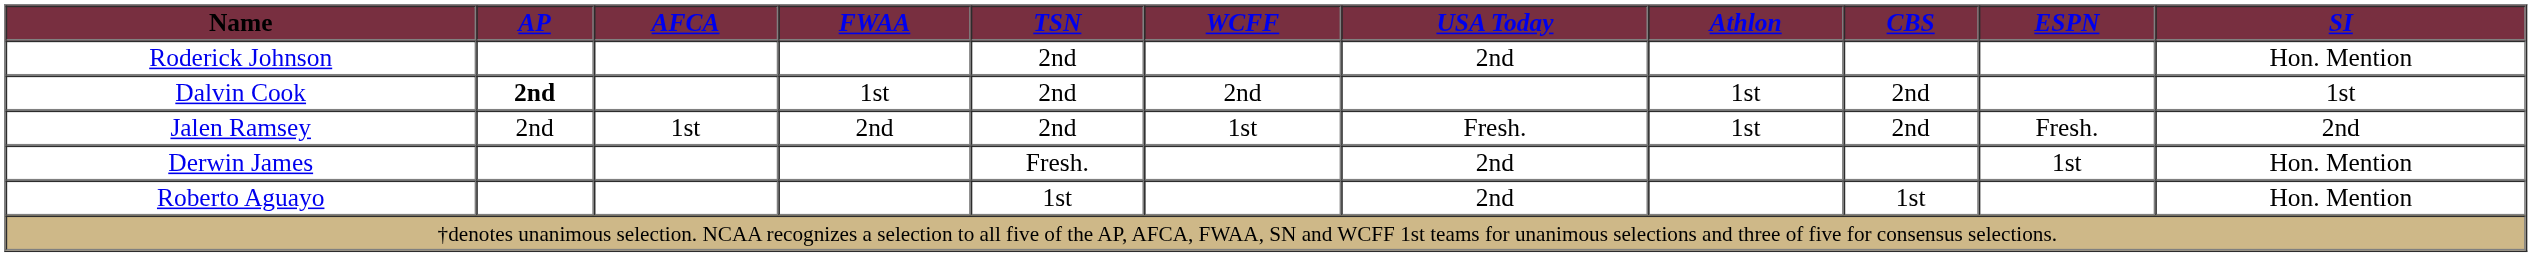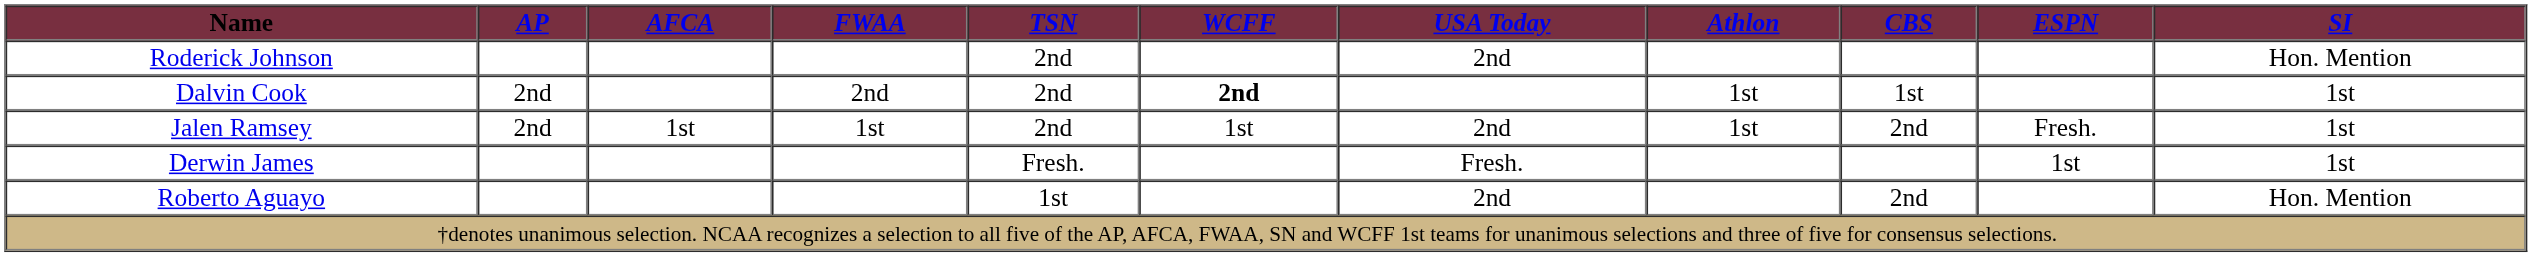(535, 92) bold -> (533, 92) normal
(875, 92) 1st -> (870, 92) 2nd
(1242, 92) normal -> (1239, 92) bold
(1911, 92) 2nd -> (1909, 92) 1st
(875, 127) 2nd -> (870, 127) 1st
(1495, 127) Fresh. -> (1492, 127) 2nd
(2341, 127) 2nd -> (2340, 127) 1st
(1495, 162) 2nd -> (1492, 162) Fresh.
(2341, 162) Hon. Mention -> (2340, 162) 1st
(1911, 197) 1st -> (1909, 197) 2nd
